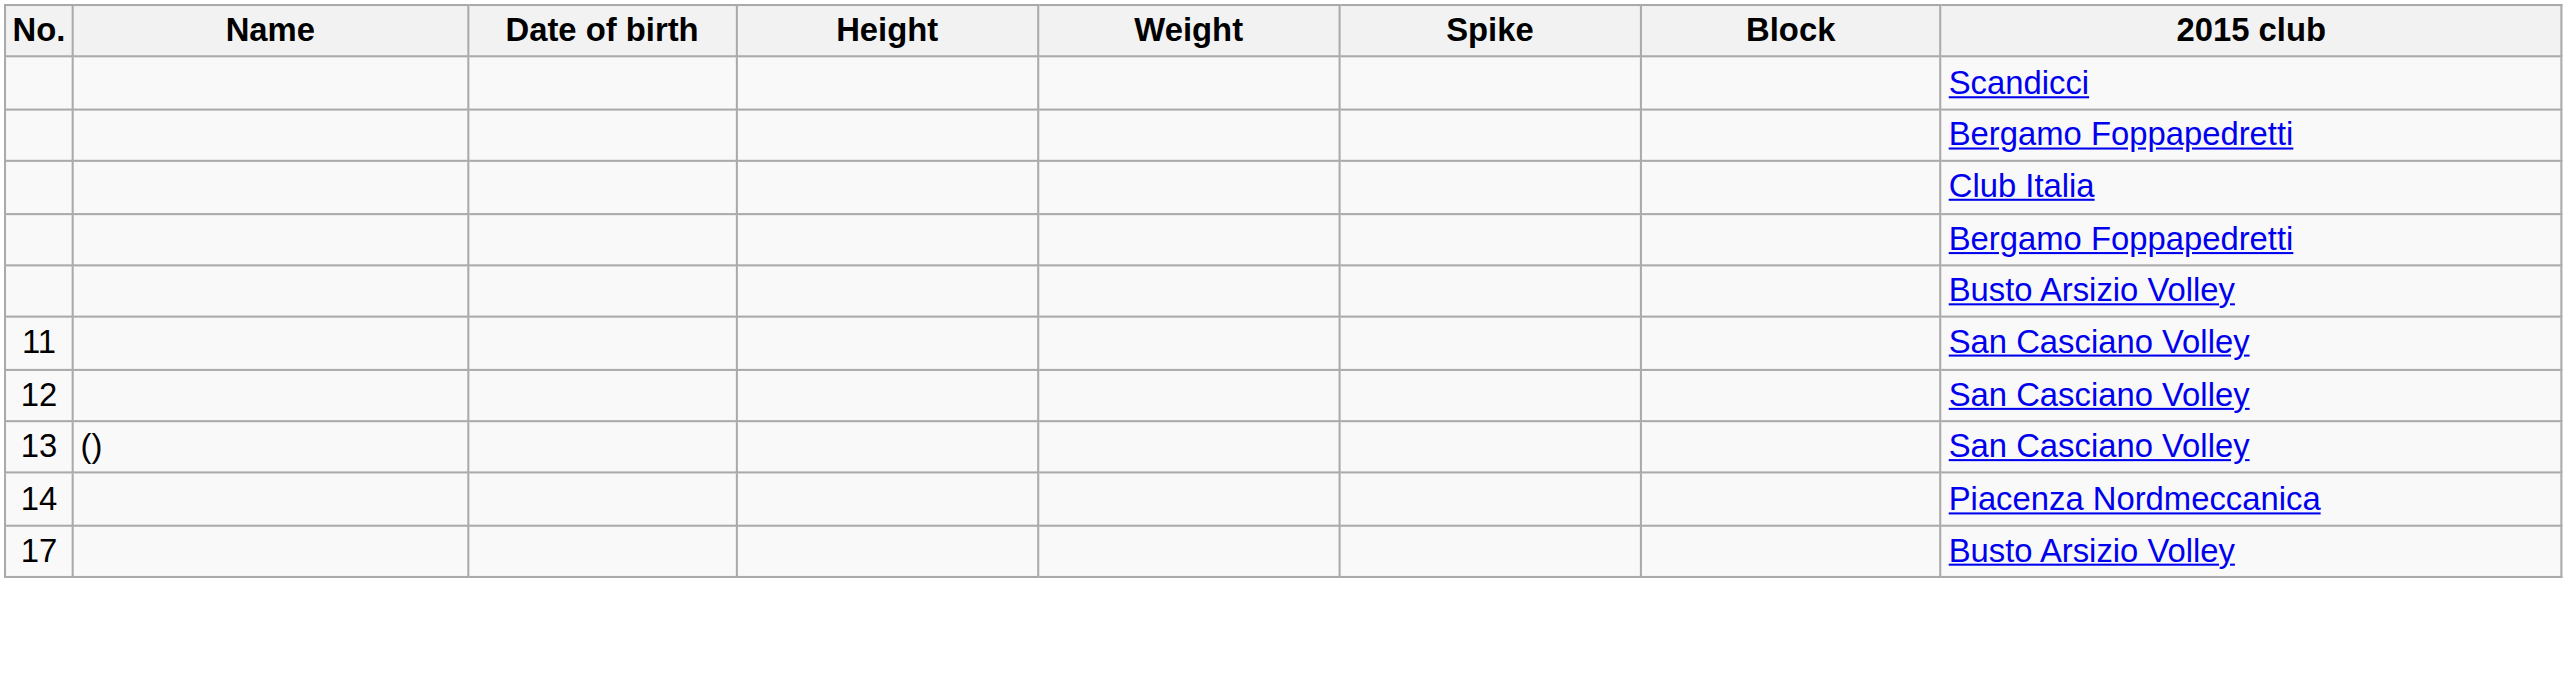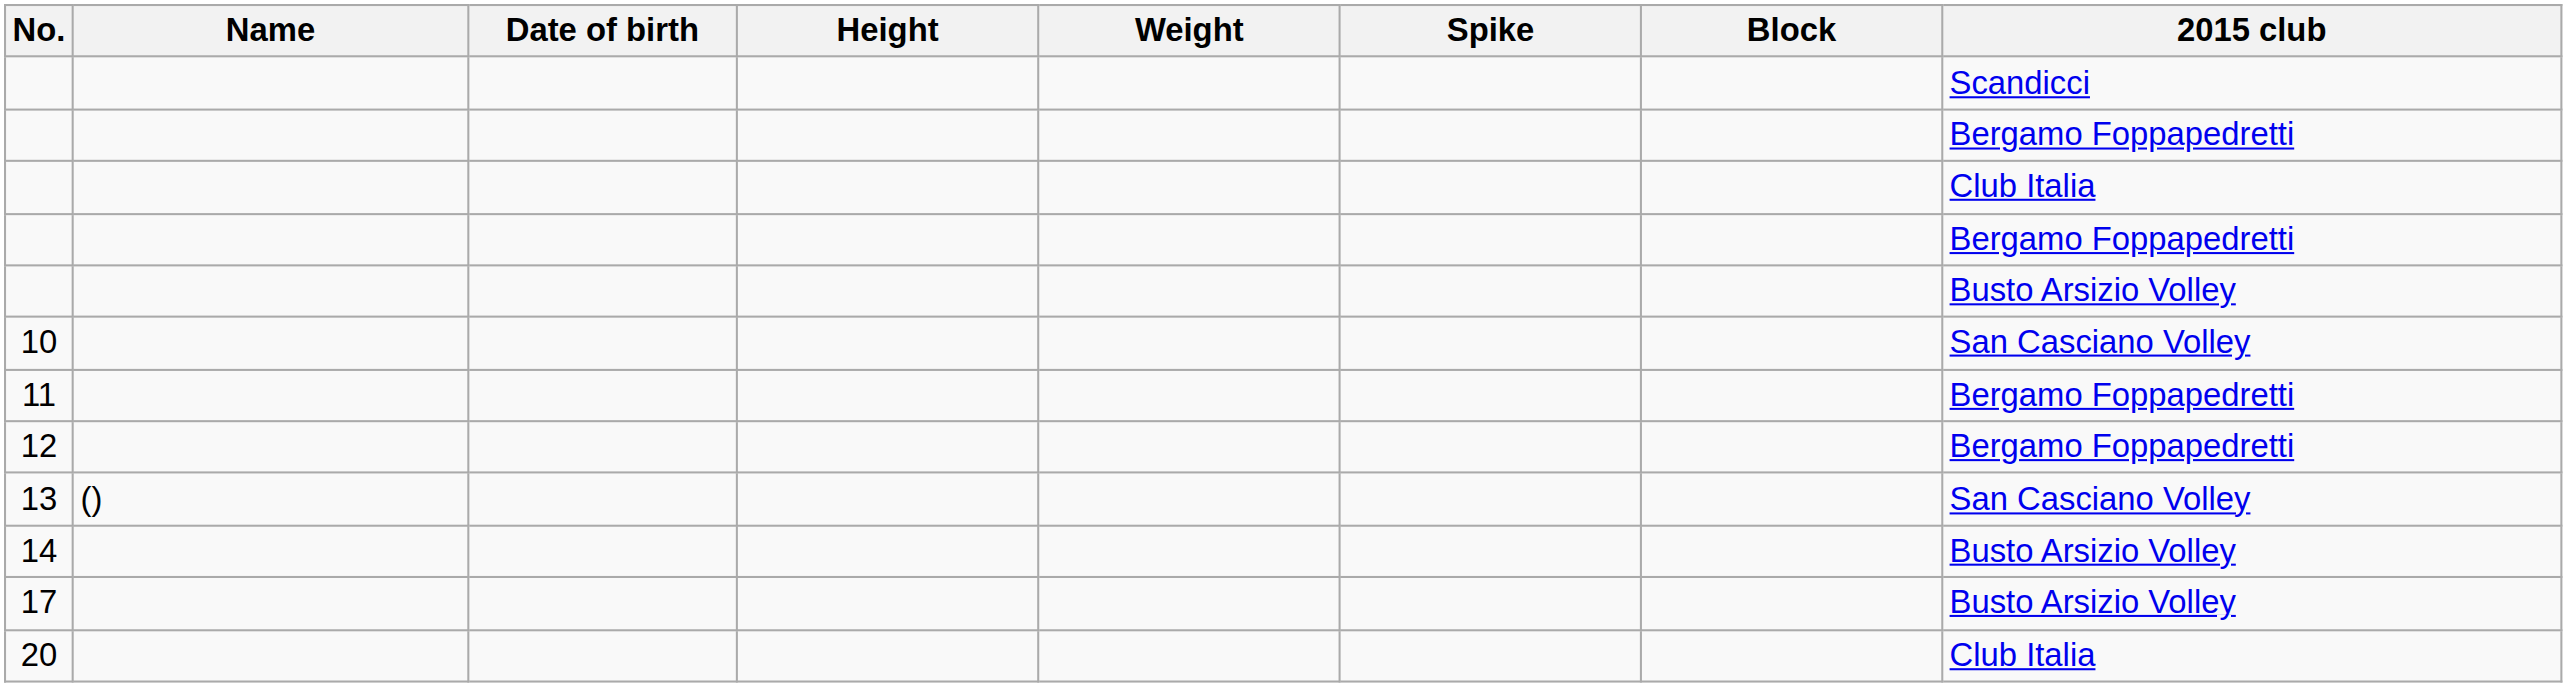+ row: (39, 342)
(2099, 342) San Casciano Volley -> (2122, 394) Bergamo Foppapedretti
(2099, 394) San Casciano Volley -> (2122, 446) Bergamo Foppapedretti
(2135, 498) Piacenza Nordmeccanica -> (2093, 550) Busto Arsizio Volley
+ row: (39, 654)
